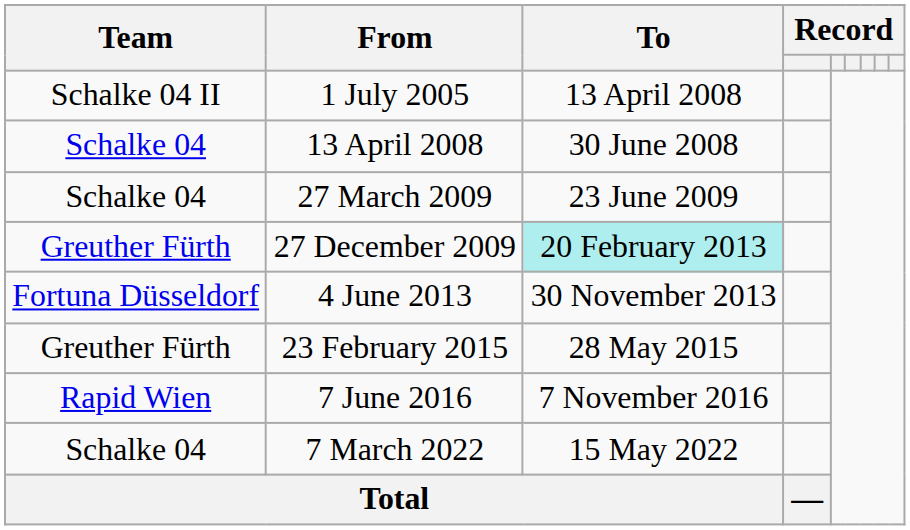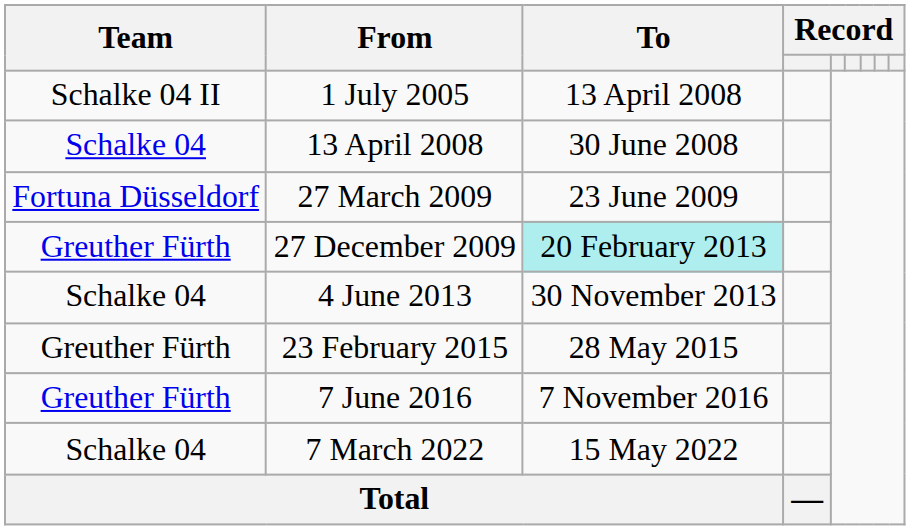(136, 195) Schalke 04 -> (136, 195) Fortuna Düsseldorf
(136, 296) Fortuna Düsseldorf -> (136, 296) Schalke 04
(136, 397) Rapid Wien -> (136, 397) Greuther Fürth
